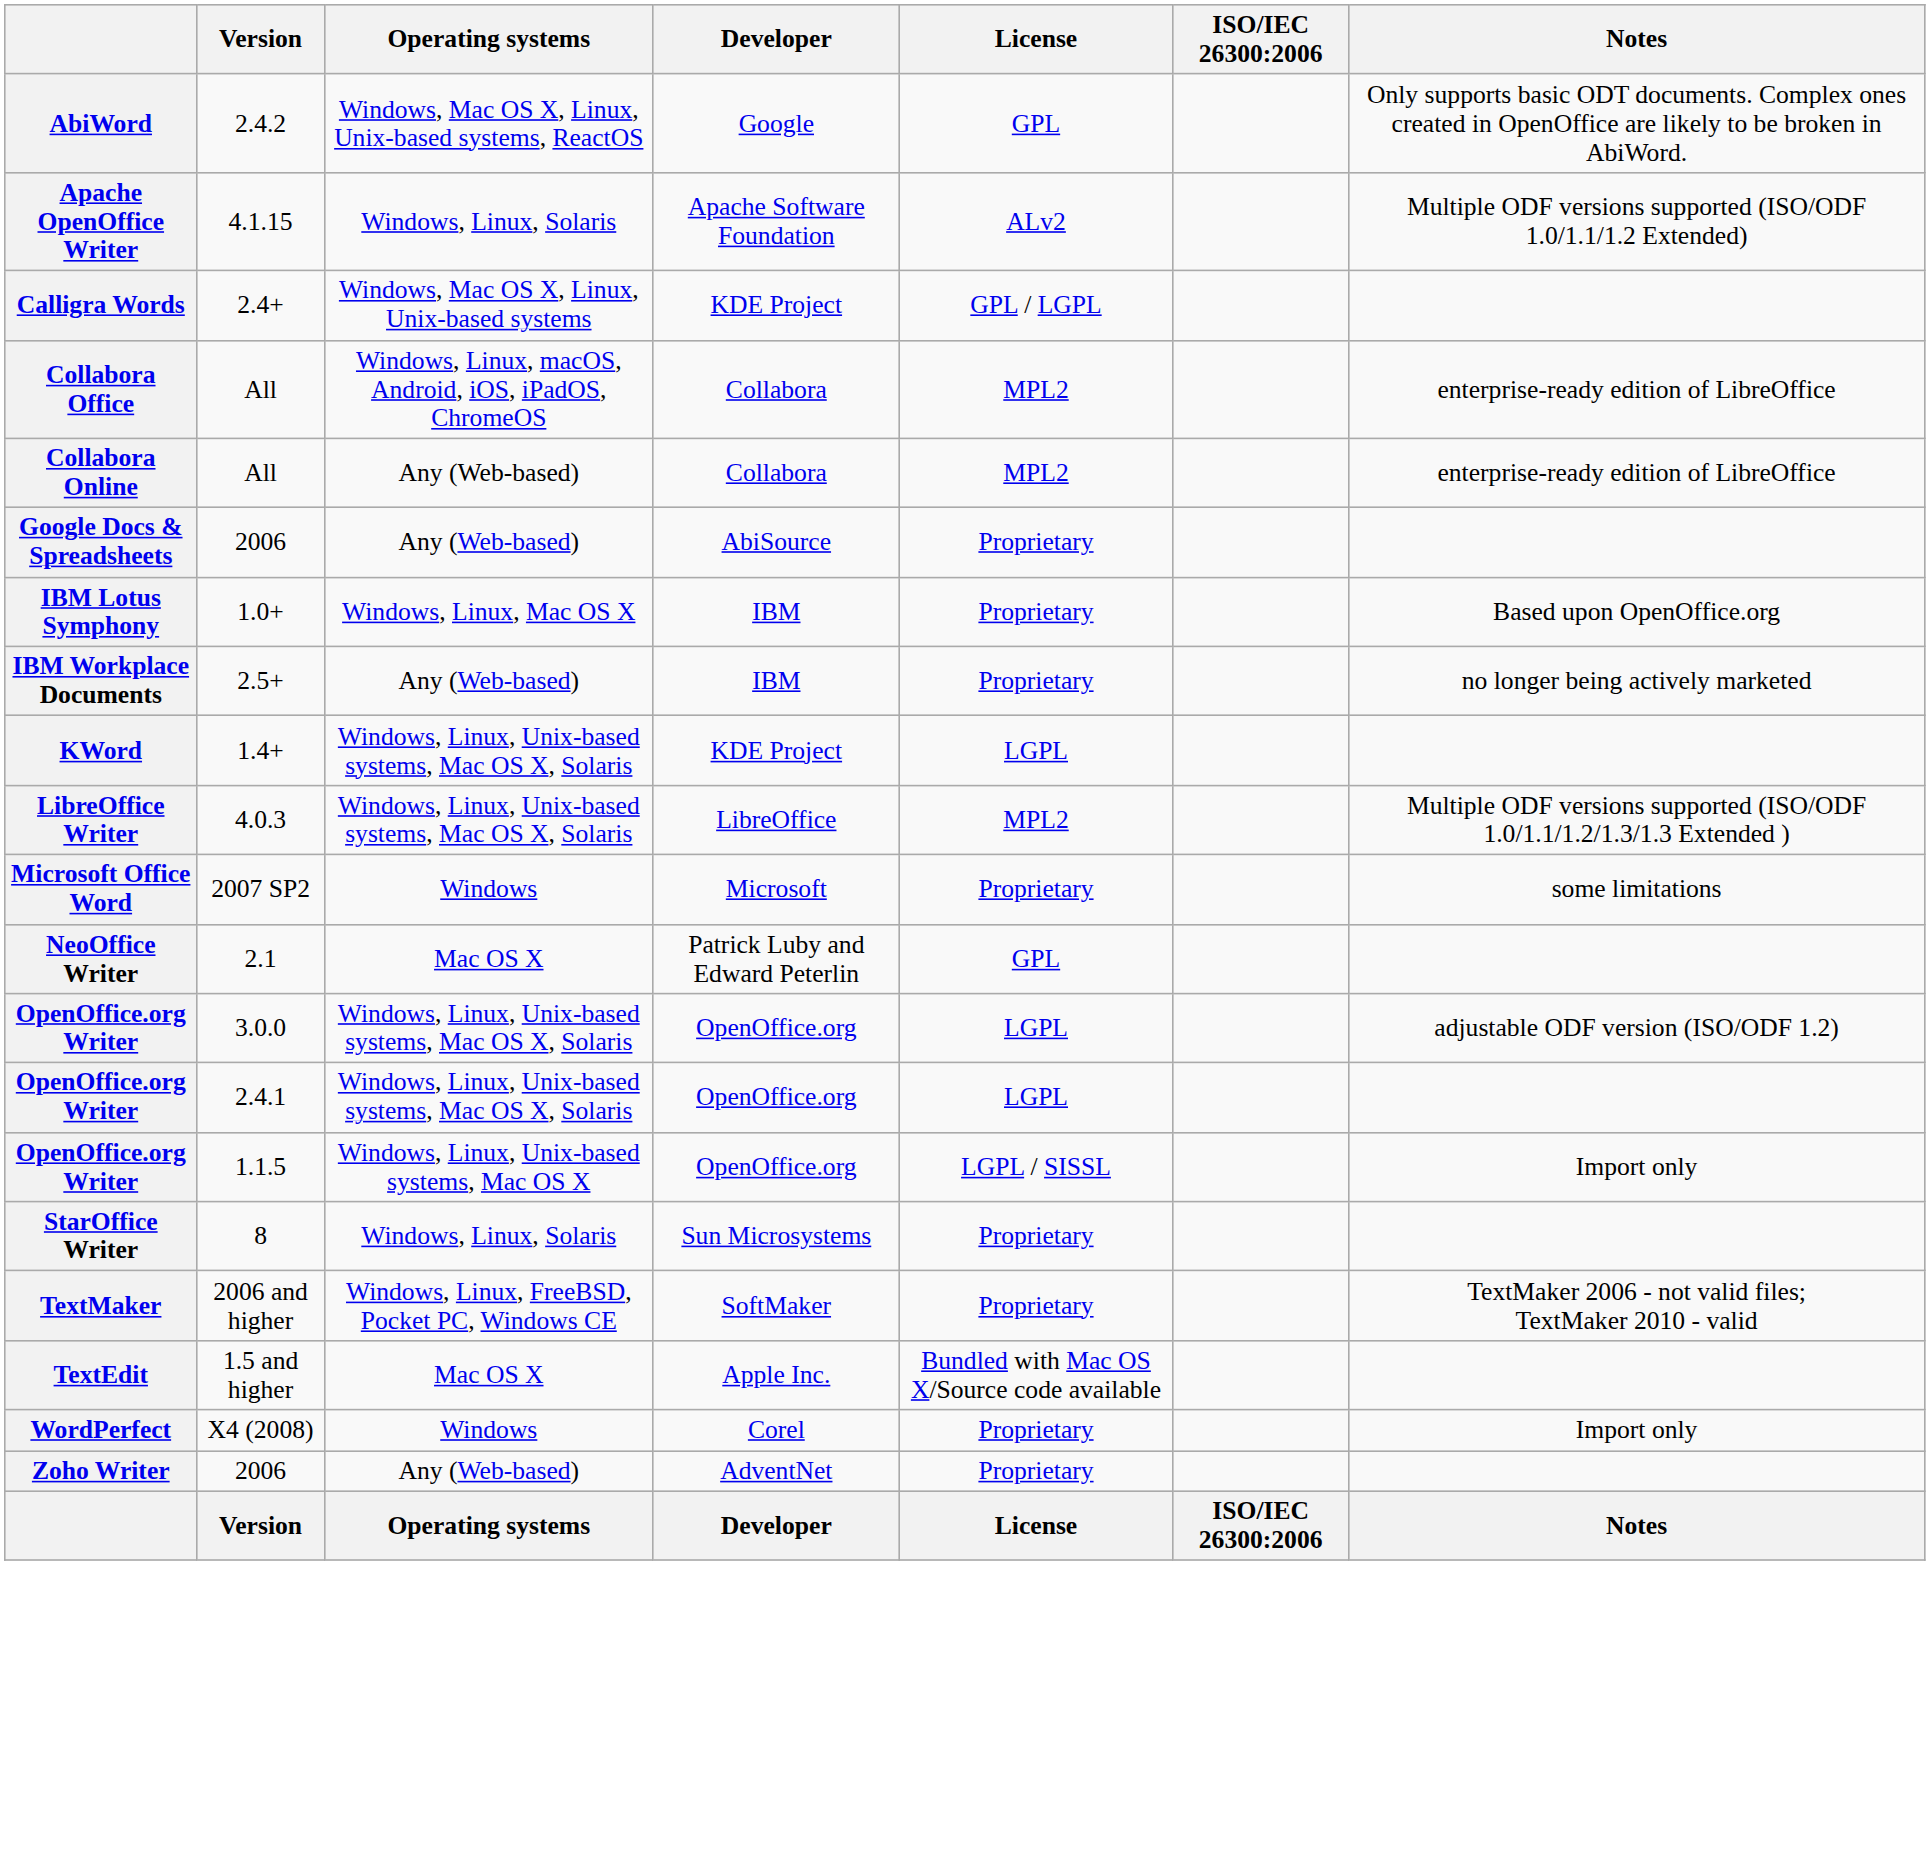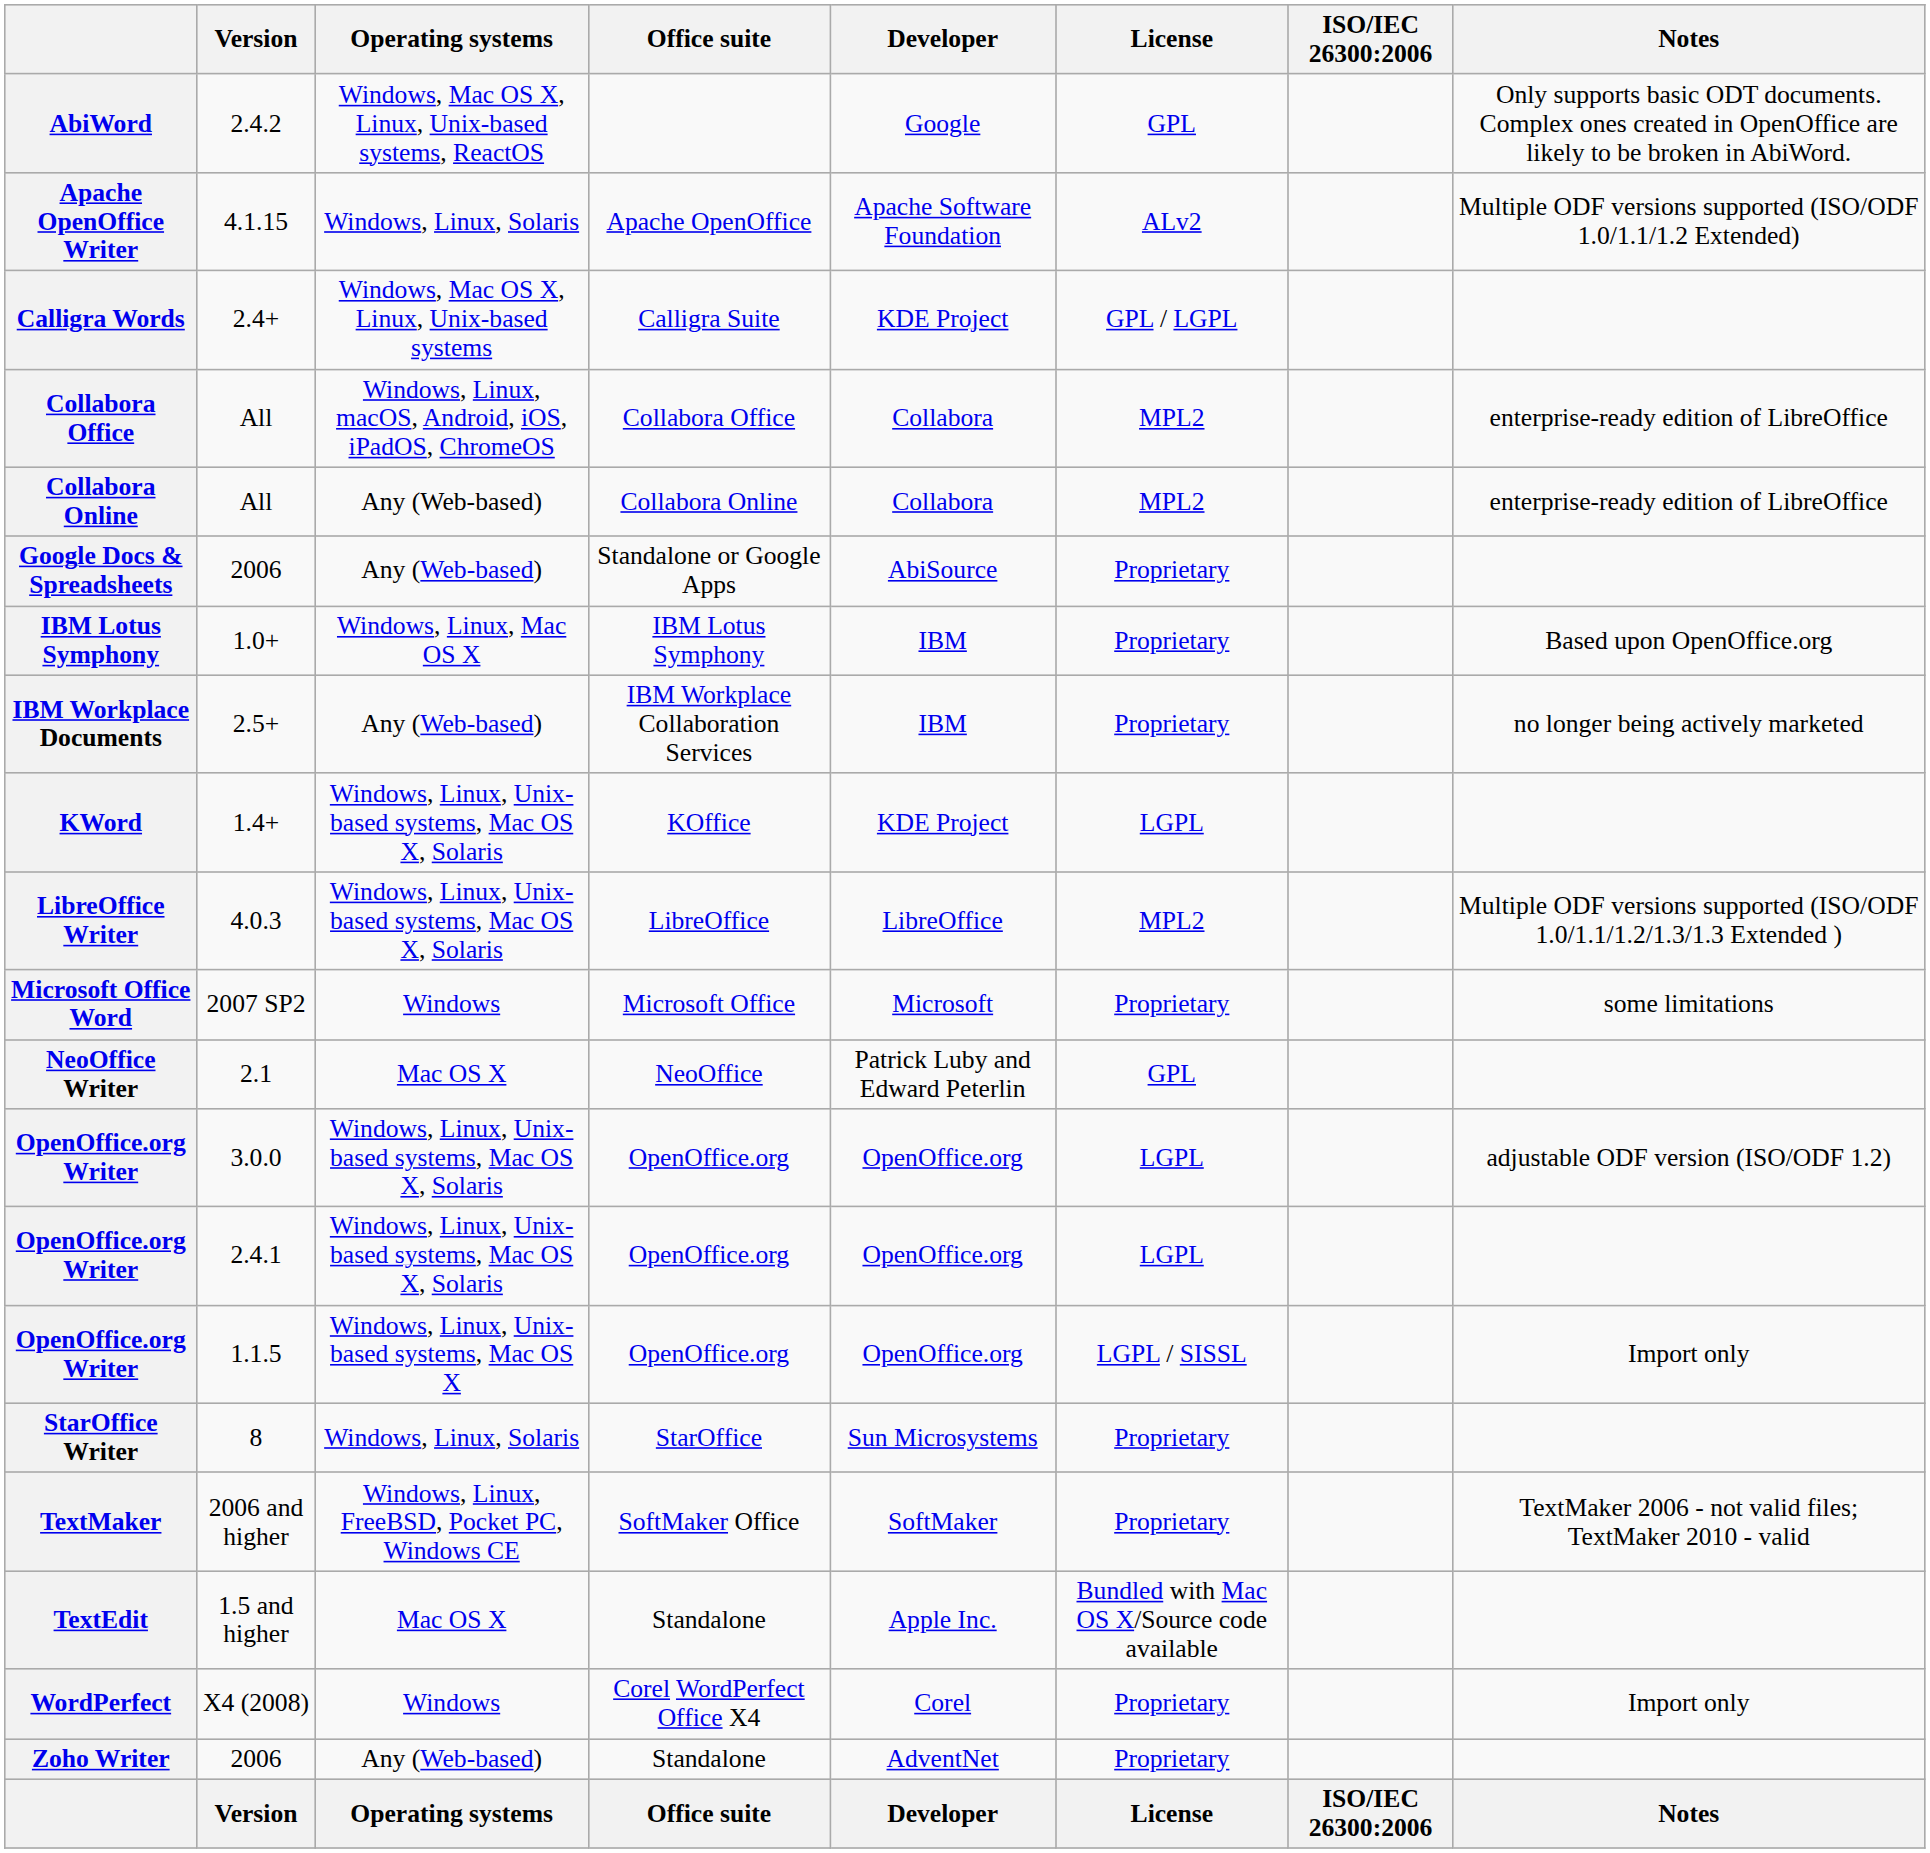+ column: (709, 39)
